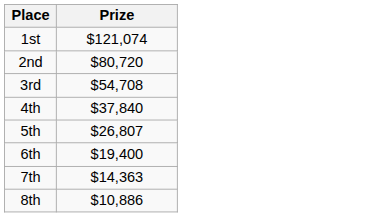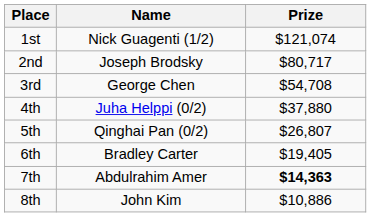+ column: (151, 16)
(117, 62) $80,720 -> (306, 62) $80,717
(117, 108) $37,840 -> (306, 108) $37,880
(117, 154) $19,400 -> (306, 154) $19,405
(117, 177) normal -> (306, 177) bold
